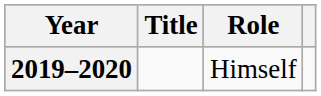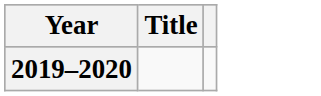- column: (253, 25)
